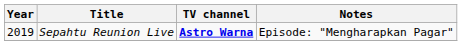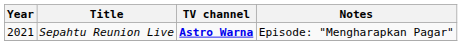(21, 32) 2019 -> (21, 32) 2021
